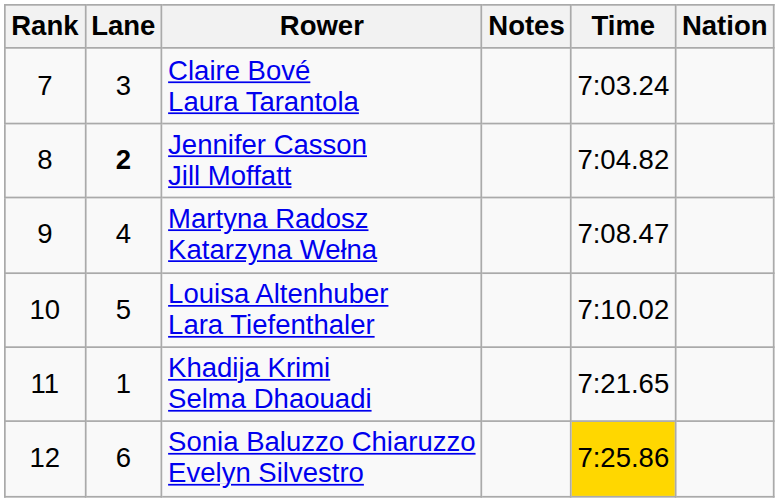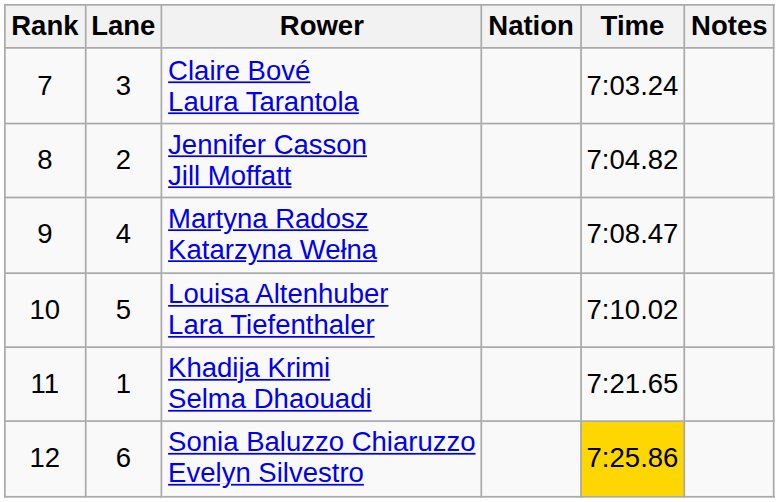columns swapped: (725, 26) <-> (526, 26)
(123, 160) bold -> (123, 160) normal
